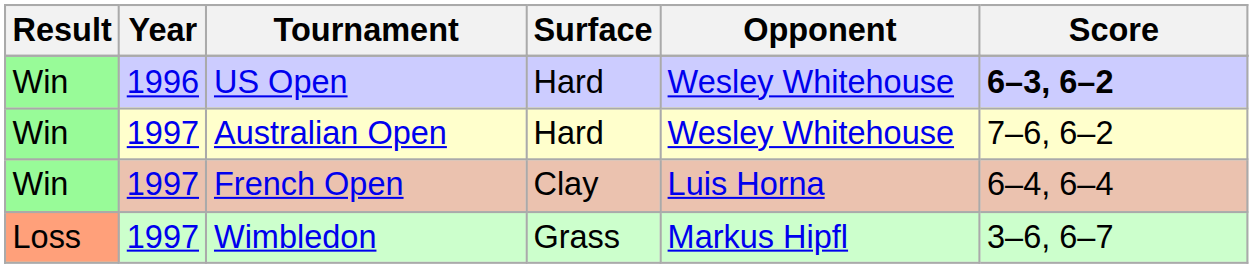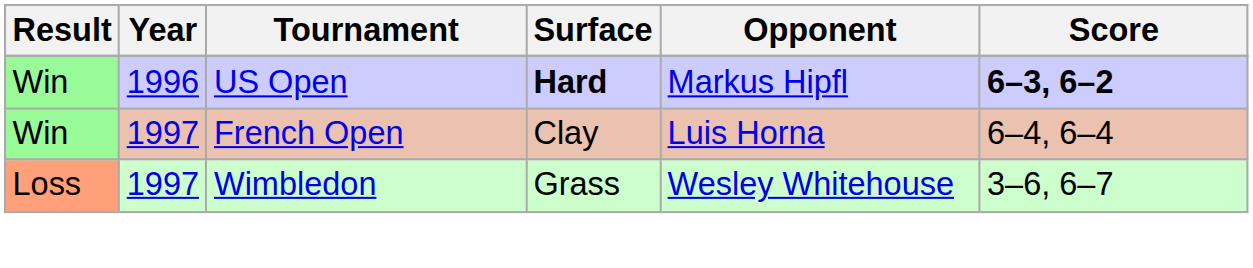(569, 81) normal -> (570, 81) bold
(811, 81) Wesley Whitehouse -> (758, 81) Markus Hipfl
- row: (330, 133)
(758, 236) Markus Hipfl -> (811, 184) Wesley Whitehouse
